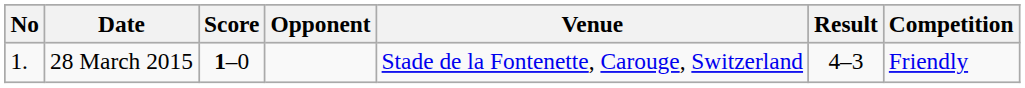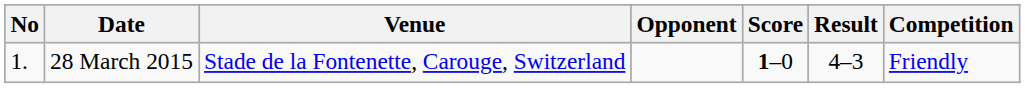columns swapped: (592, 23) <-> (232, 23)
